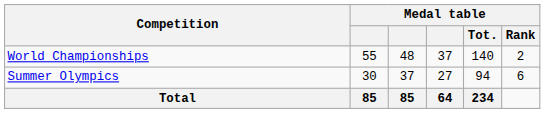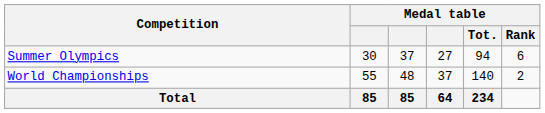rows swapped: (63, 77) <-> (78, 56)
